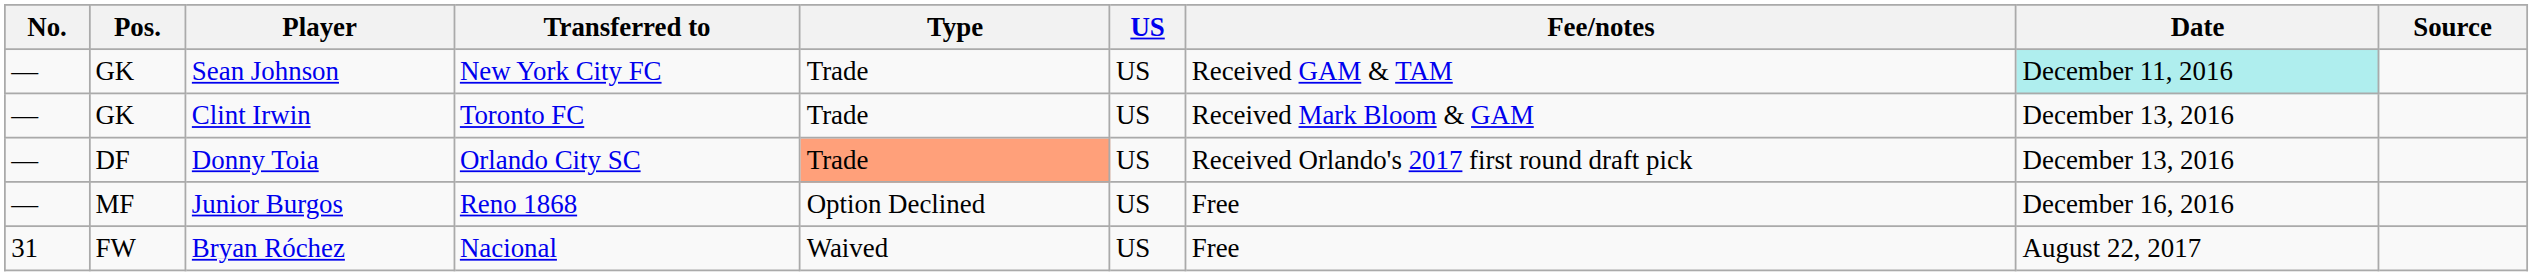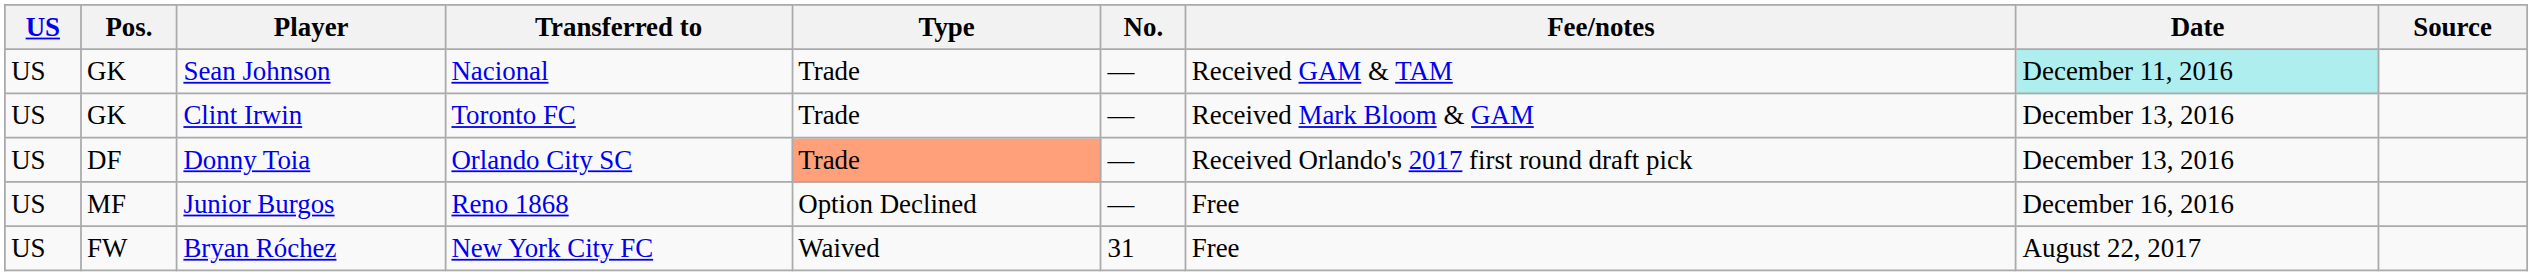columns swapped: (47, 26) <-> (1148, 26)
(561, 71) New York City FC -> (500, 71) Nacional
(508, 248) Nacional -> (552, 248) New York City FC
